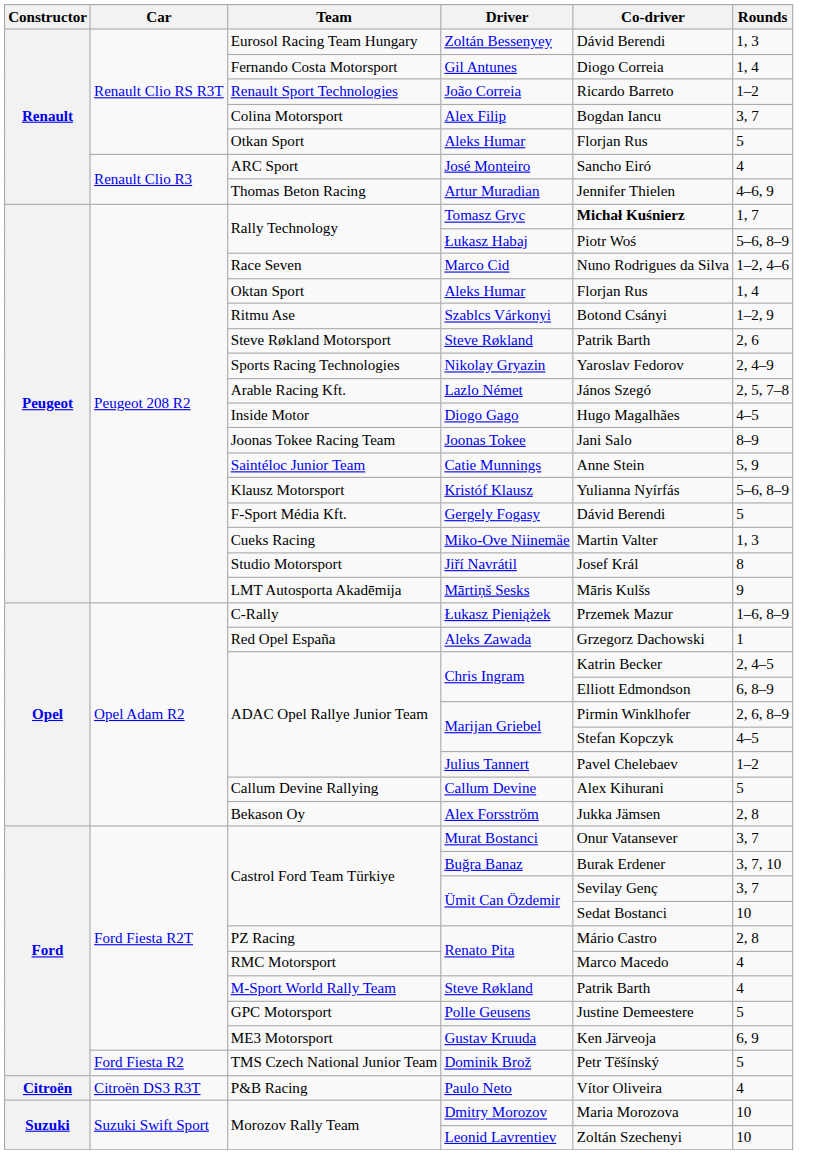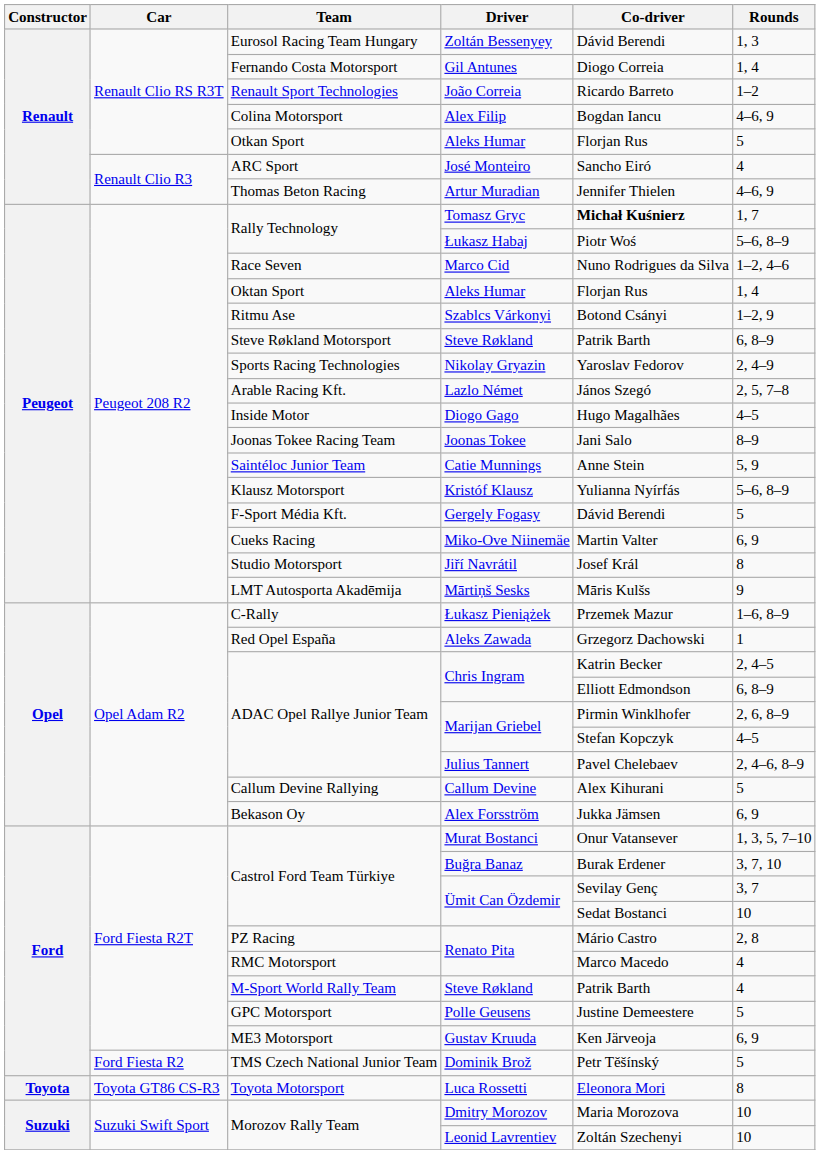(747, 116) 3, 7 -> (755, 116) 4–6, 9
(747, 340) 2, 6 -> (755, 340) 6, 8–9
(747, 539) 1, 3 -> (747, 539) 6, 9
(747, 763) 1–2 -> (770, 763) 2, 4–6, 8–9
(747, 813) 2, 8 -> (747, 813) 6, 9
(747, 838) 3, 7 -> (774, 838) 1, 3, 5, 7–10
- row: (269, 1087)
+ row: (287, 1087)
